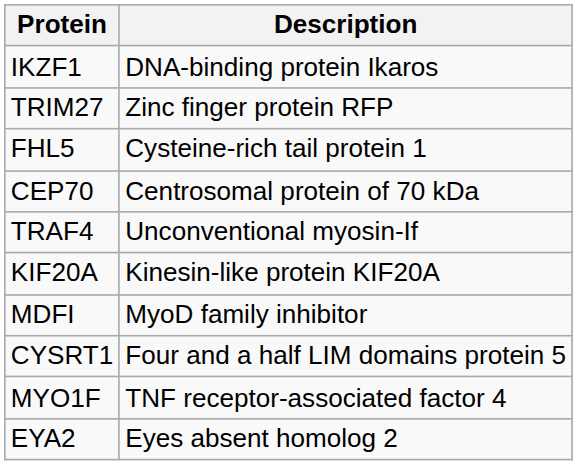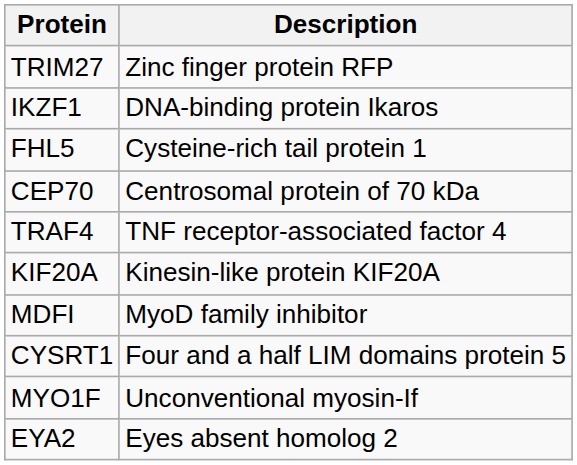rows swapped: (46, 66) <-> (57, 107)
(272, 231) Unconventional myosin-If -> (316, 231) TNF receptor-associated factor 4
(316, 397) TNF receptor-associated factor 4 -> (272, 397) Unconventional myosin-If
